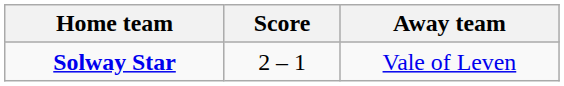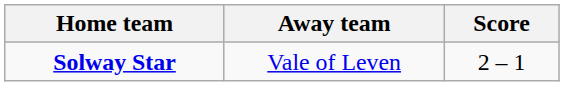columns swapped: (282, 23) <-> (449, 23)
